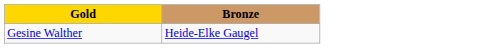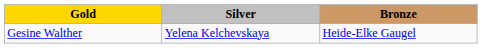+ column: (241, 14)
